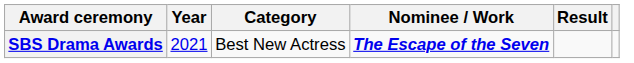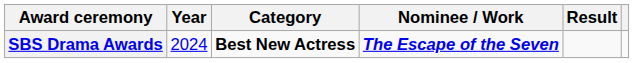(189, 44) 2021 -> (189, 44) 2024
(280, 44) normal -> (285, 44) bold
